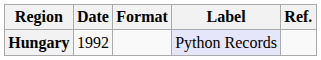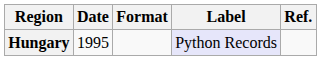(93, 42) 1992 -> (93, 42) 1995
